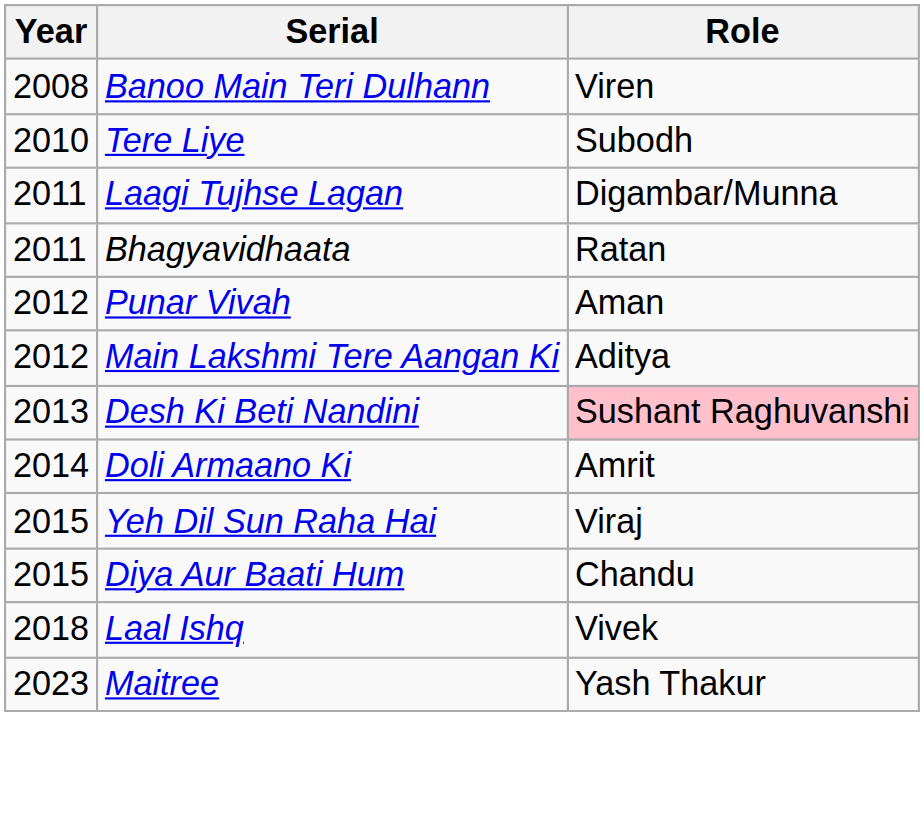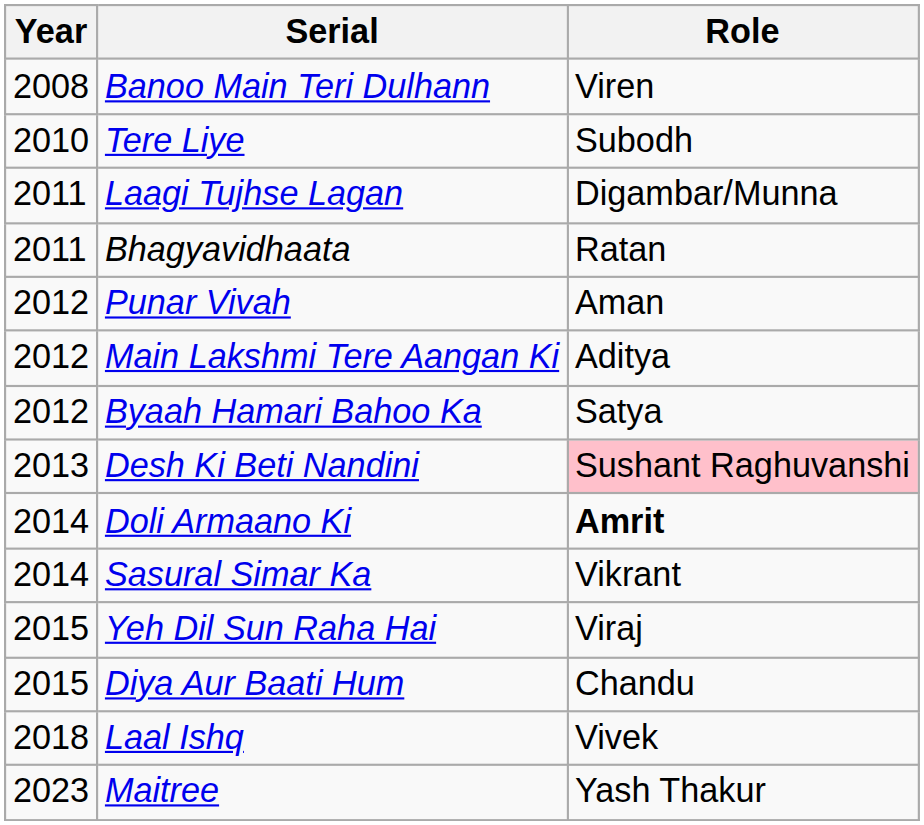+ row: (293, 411)
(615, 466) normal -> (620, 520) bold
+ row: (238, 574)
